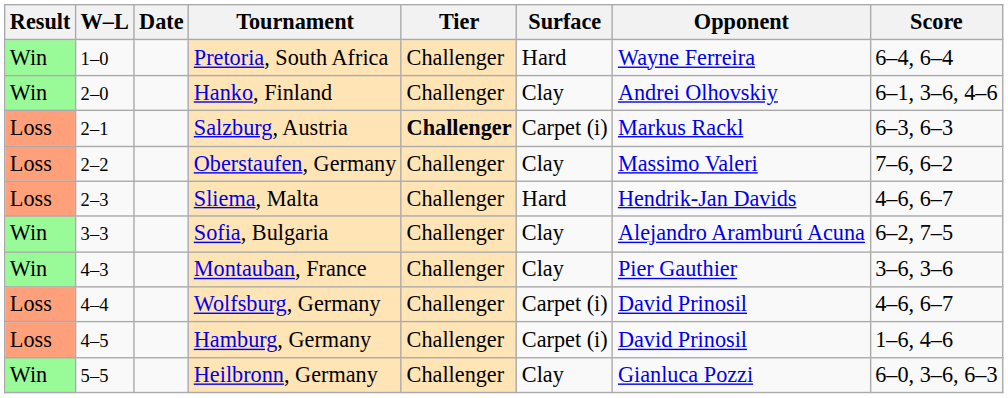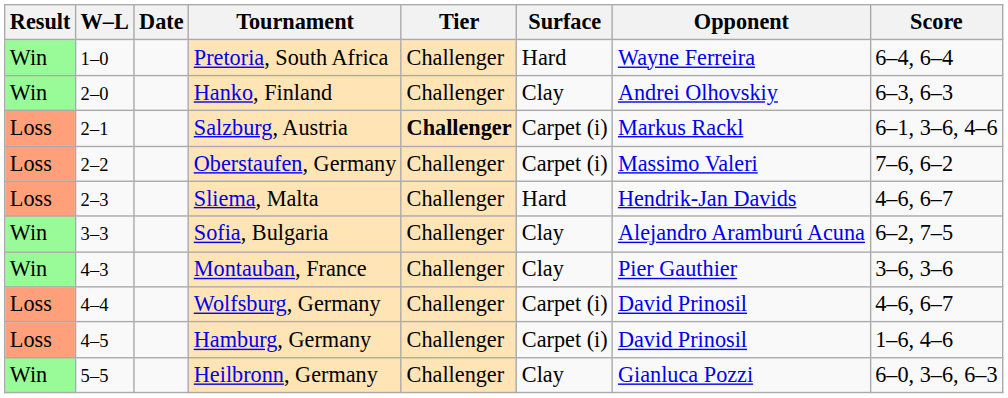(936, 92) 6–1, 3–6, 4–6 -> (914, 92) 6–3, 6–3
(914, 127) 6–3, 6–3 -> (936, 127) 6–1, 3–6, 4–6
(543, 163) Clay -> (565, 163) Carpet (i)
